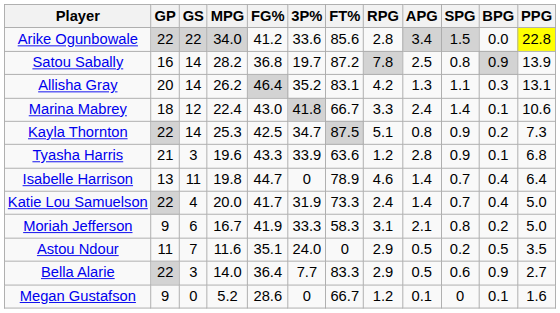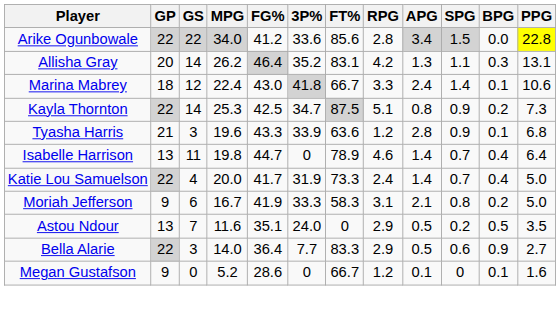- row: (78, 62)
(165, 249) 11 -> (165, 226) 13
